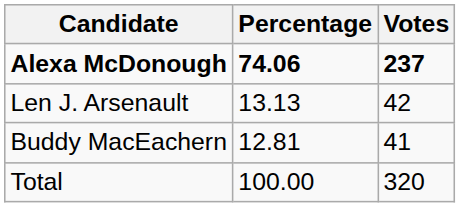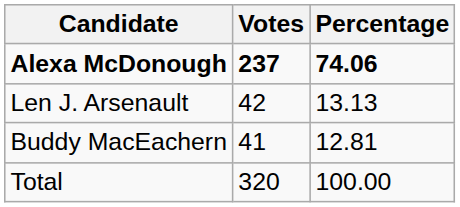columns swapped: (416, 24) <-> (305, 24)
